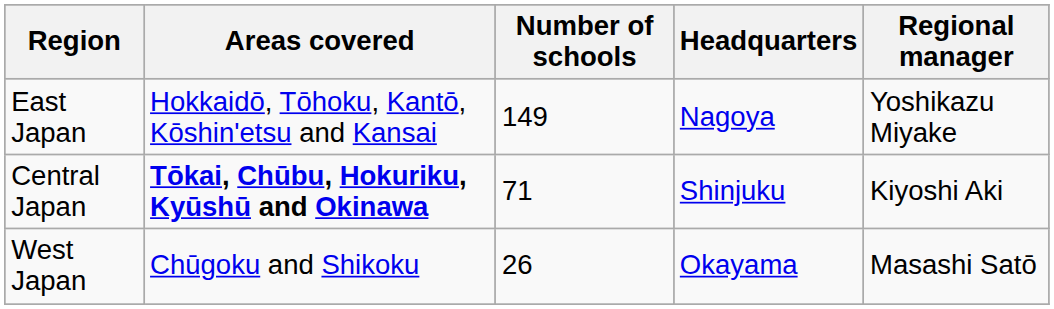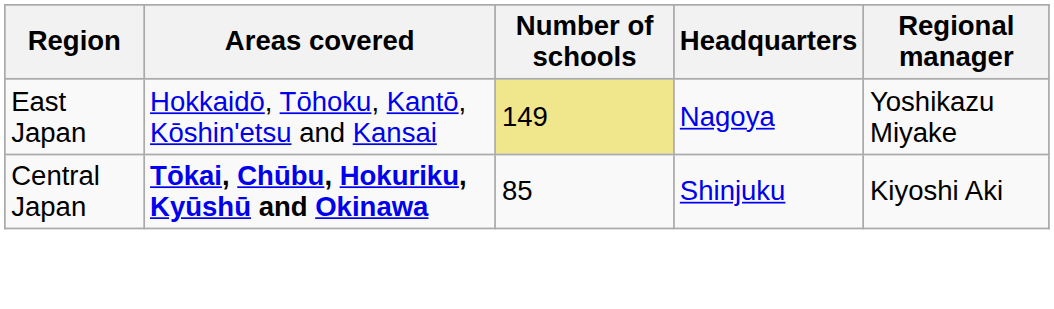(525, 116) no background -> (525, 116) khaki background
(517, 191) 71 -> (517, 191) 85
- row: (49, 265)
